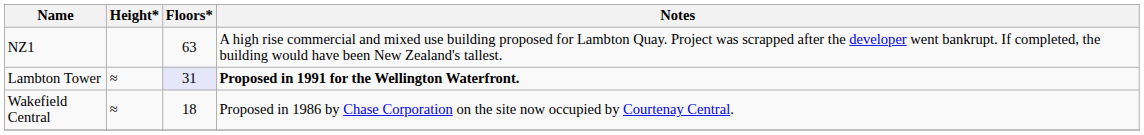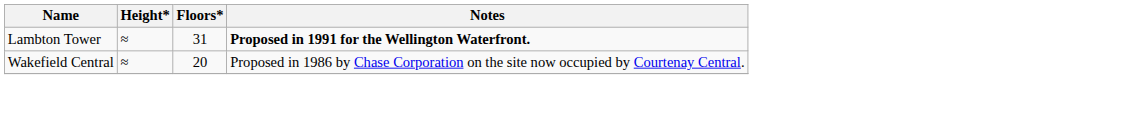- row: (21, 47)
(189, 78) lavender background -> (200, 39) no background
(189, 109) 18 -> (200, 62) 20
